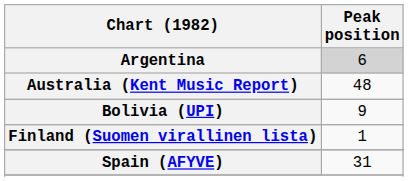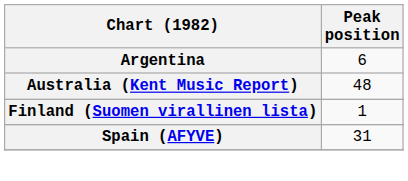(362, 61) lightgrey background -> (362, 61) no background
- row: (163, 112)
